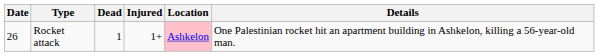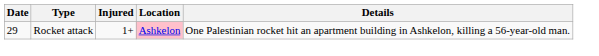- column: (110, 13)
(12, 36) 26 -> (12, 30) 29
